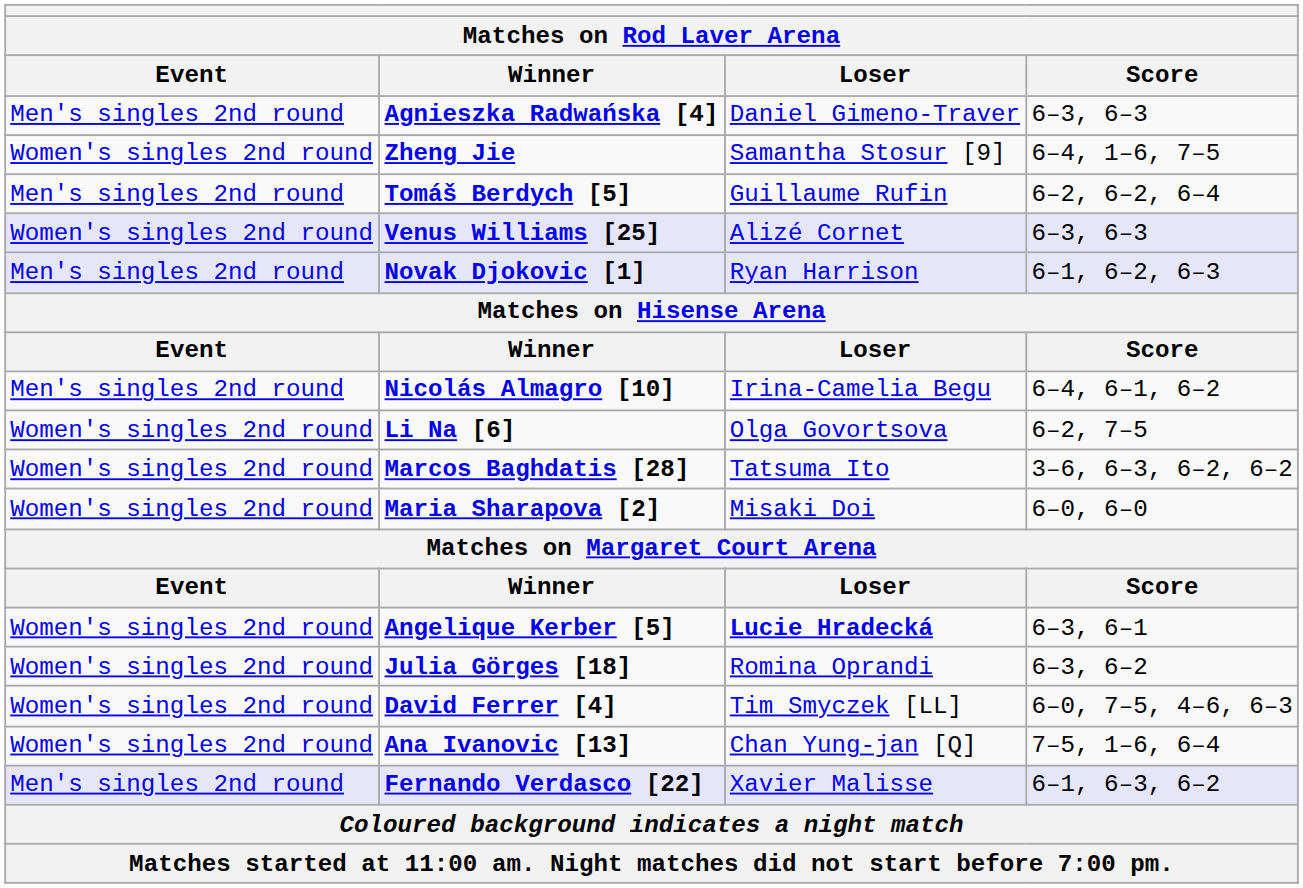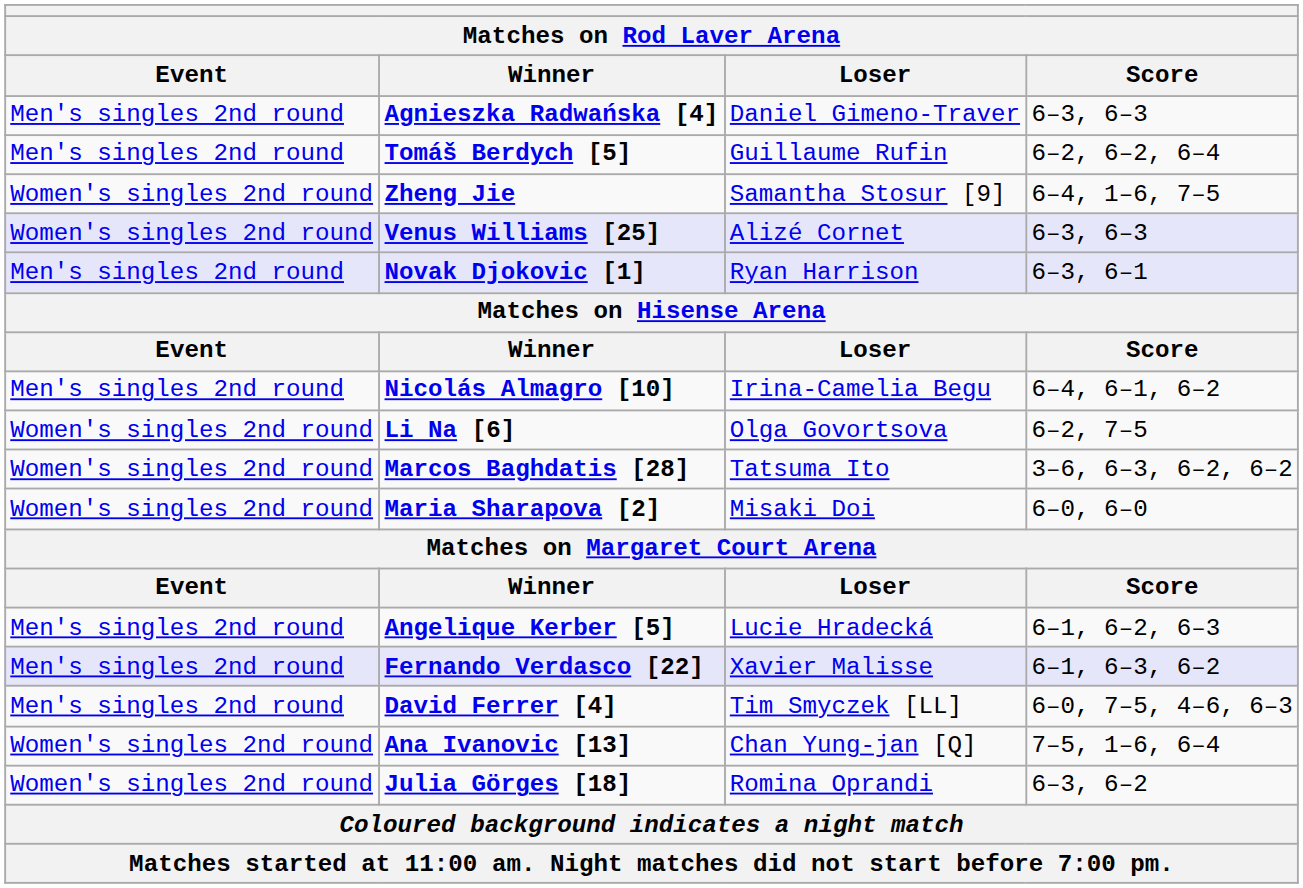rows swapped: (508, 194) <-> (450, 154)
(1126, 273) 6–1, 6–2, 6–3 -> (1090, 273) 6–3, 6–1
(192, 627) Women's singles 2nd round -> (177, 627) Men's singles 2nd round
(831, 627) bold -> (831, 627) normal
(1090, 627) 6–3, 6–1 -> (1126, 627) 6–1, 6–2, 6–3
rows swapped: (508, 667) <-> (544, 785)
(192, 706) Women's singles 2nd round -> (177, 706) Men's singles 2nd round
